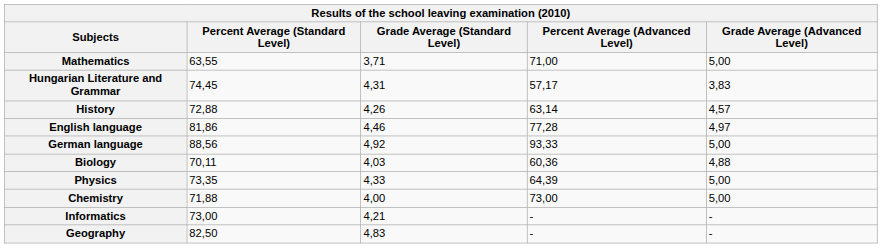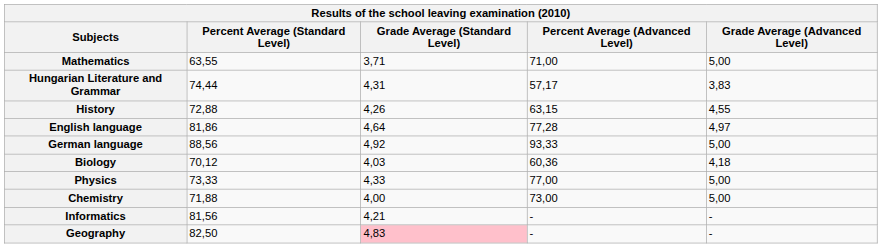(203, 85) 74,45 -> (203, 85) 74,44
(544, 109) 63,14 -> (544, 109) 63,15
(720, 109) 4,57 -> (720, 109) 4,55
(374, 127) 4,46 -> (374, 127) 4,64
(203, 162) 70,11 -> (203, 162) 70,12
(720, 162) 4,88 -> (720, 162) 4,18
(203, 180) 73,35 -> (203, 180) 73,33
(544, 180) 64,39 -> (544, 180) 77,00
(203, 216) 73,00 -> (203, 216) 81,56
(374, 233) no background -> (374, 233) pink background
